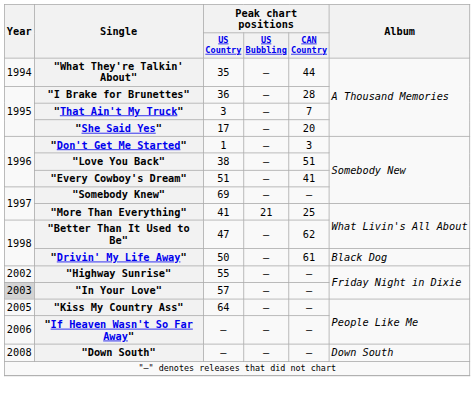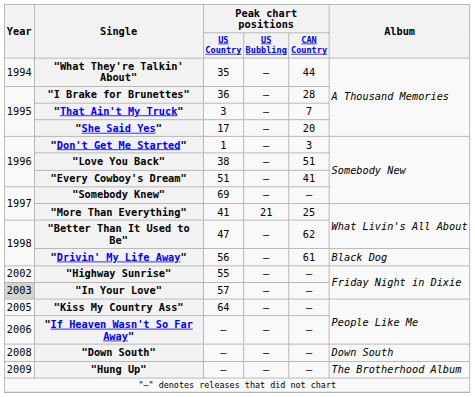(223, 257) 50 -> (223, 257) 56
+ row: (119, 369)
